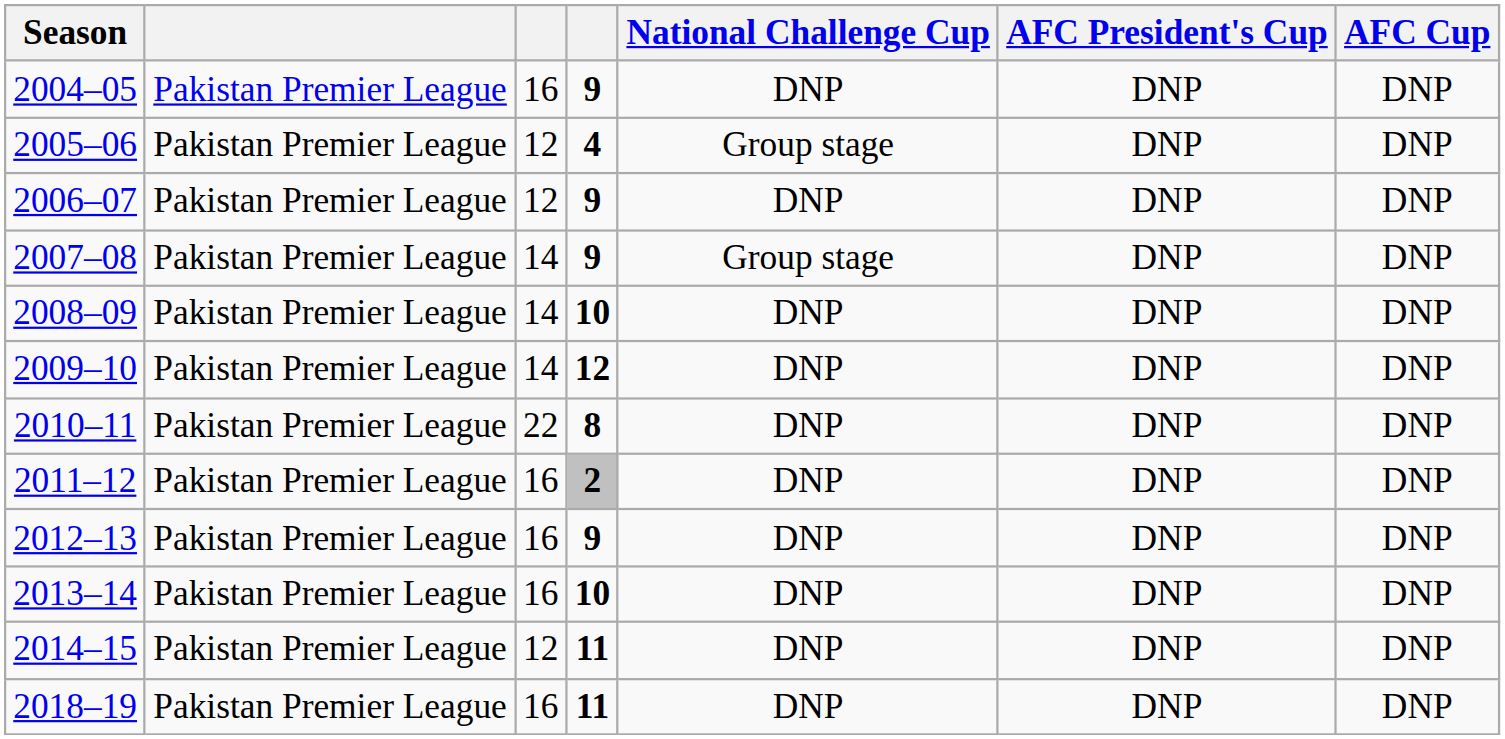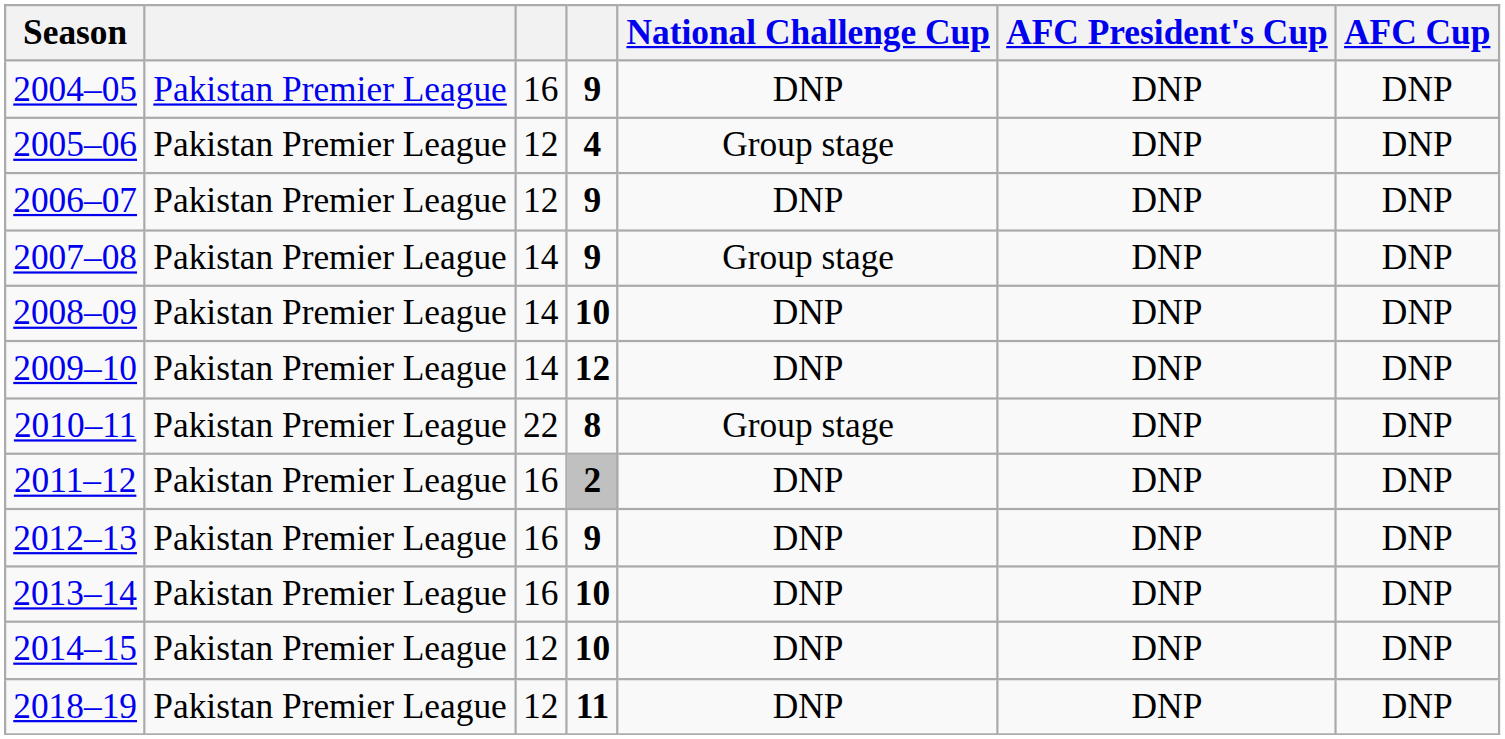(808, 425) DNP -> (808, 425) Group stage
(592, 649) 11 -> (592, 649) 10
(541, 705) 16 -> (541, 705) 12
